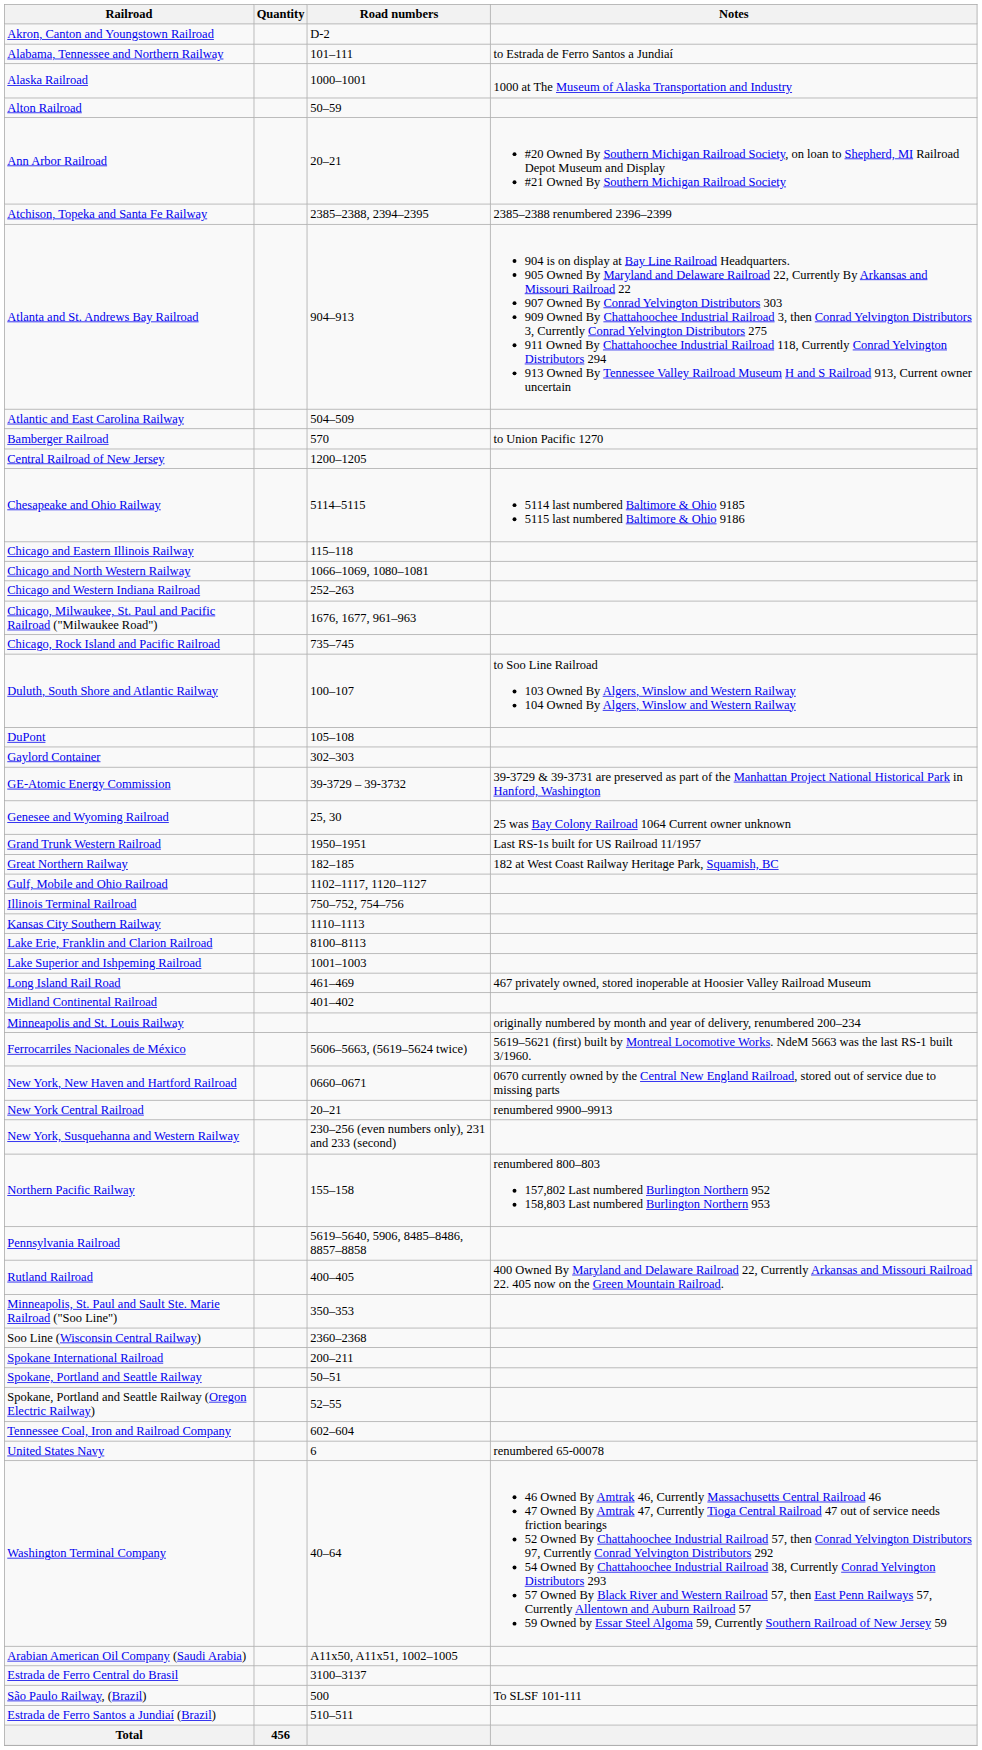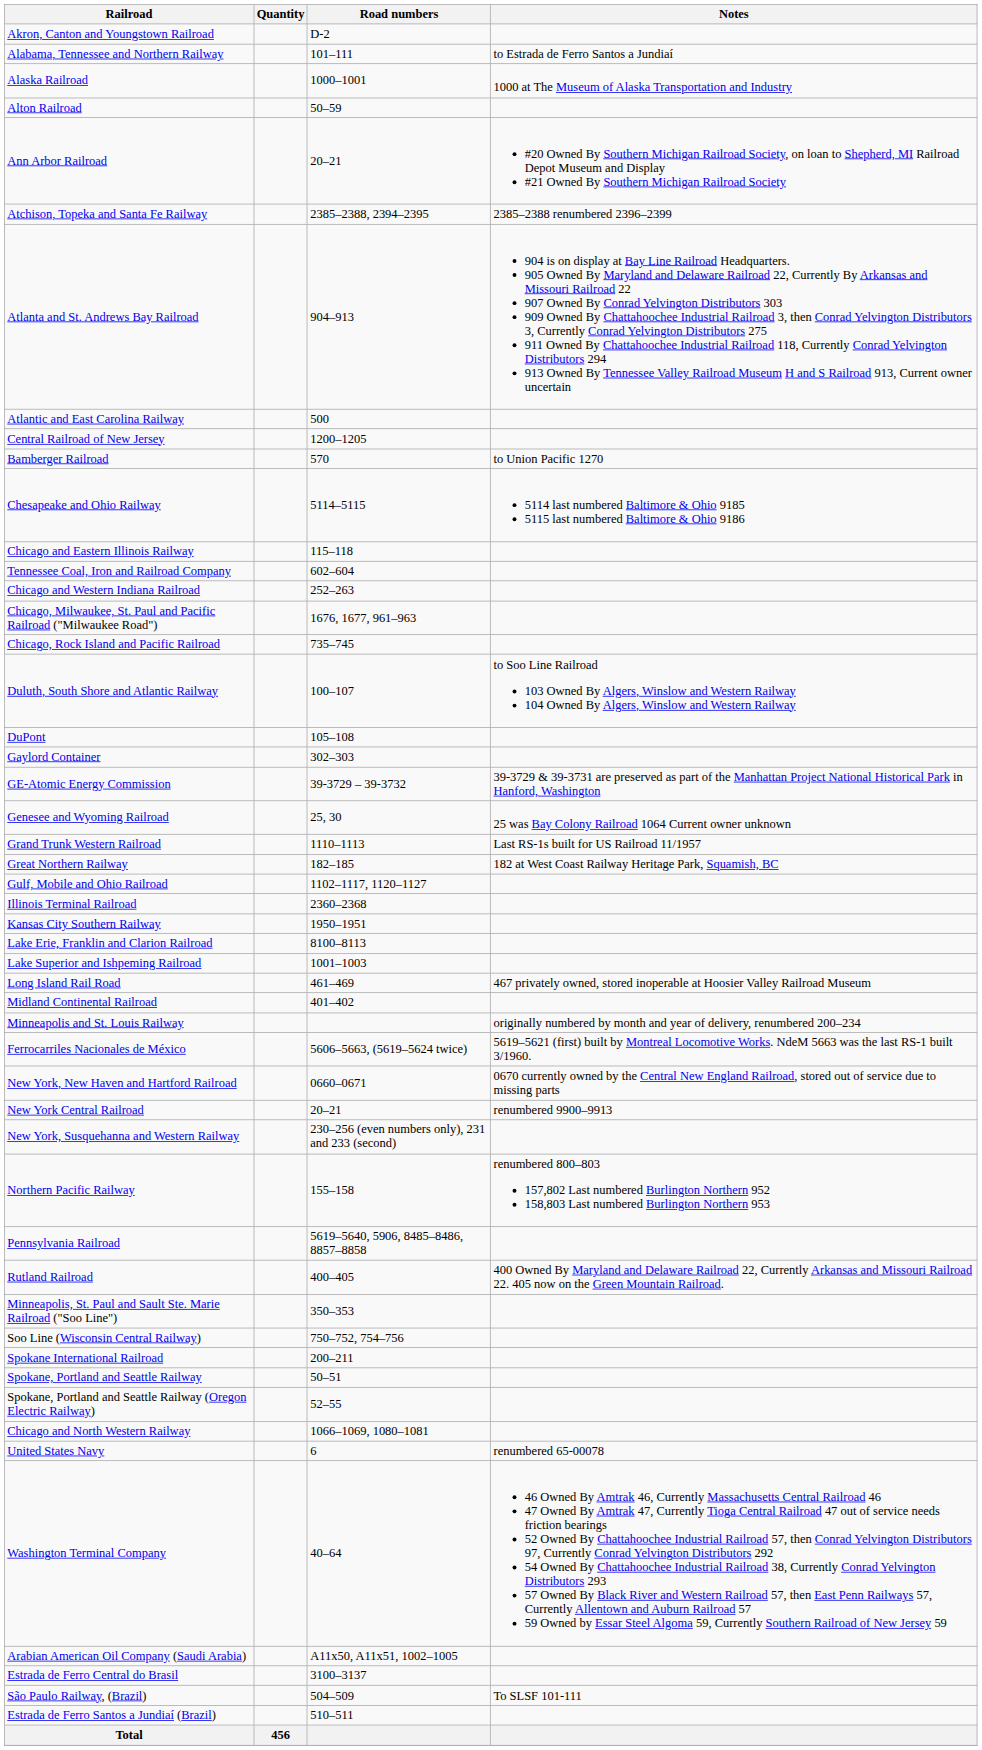(332, 419) 504–509 -> (320, 419) 500
rows swapped: (58, 439) <-> (86, 458)
rows swapped: (99, 571) <-> (119, 1431)
(338, 844) 1950–1951 -> (337, 844) 1110–1113
(357, 903) 750–752, 754–756 -> (338, 903) 2360–2368
(337, 923) 1110–1113 -> (338, 923) 1950–1951
(338, 1338) 2360–2368 -> (357, 1338) 750–752, 754–756
(320, 1695) 500 -> (332, 1695) 504–509
